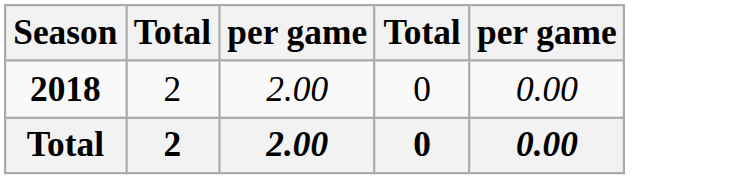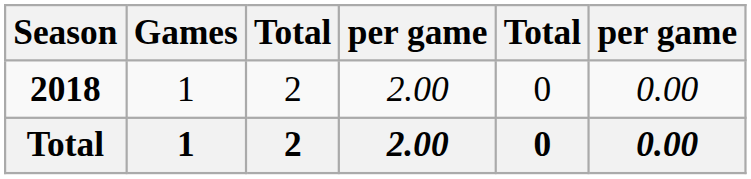+ column: (186, 32)
